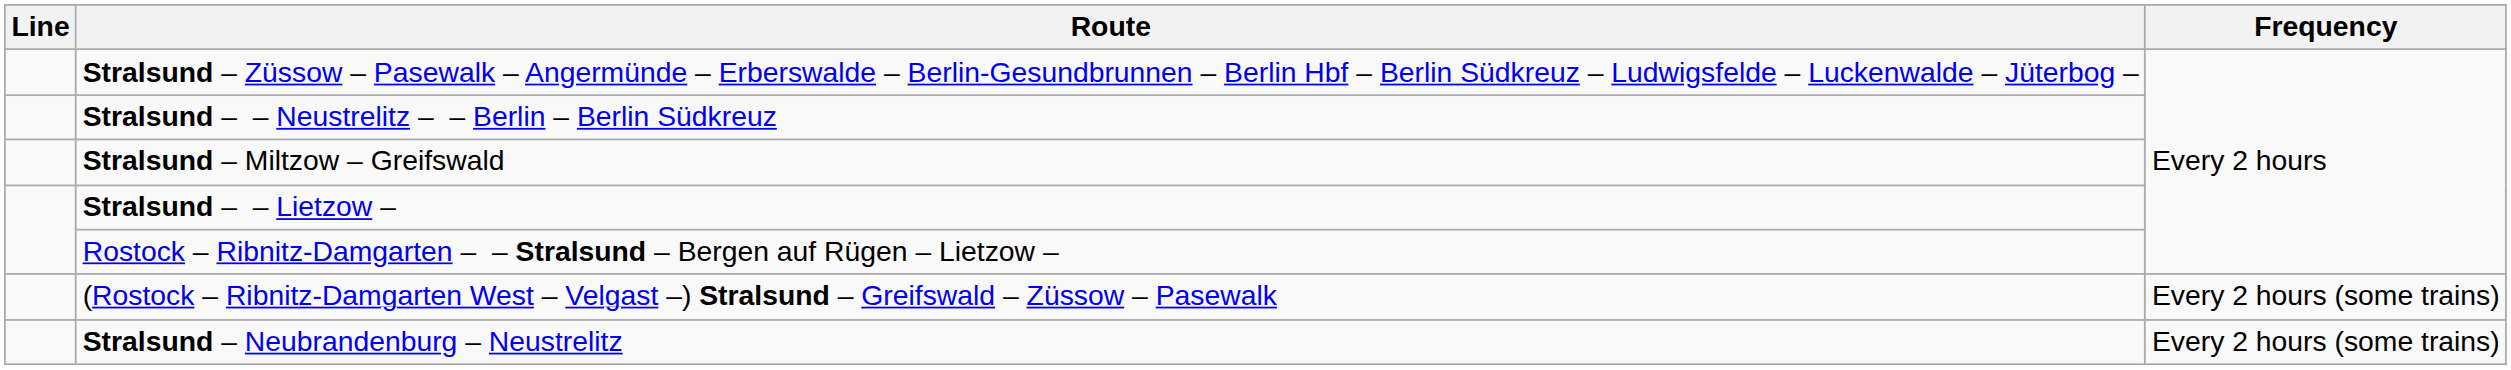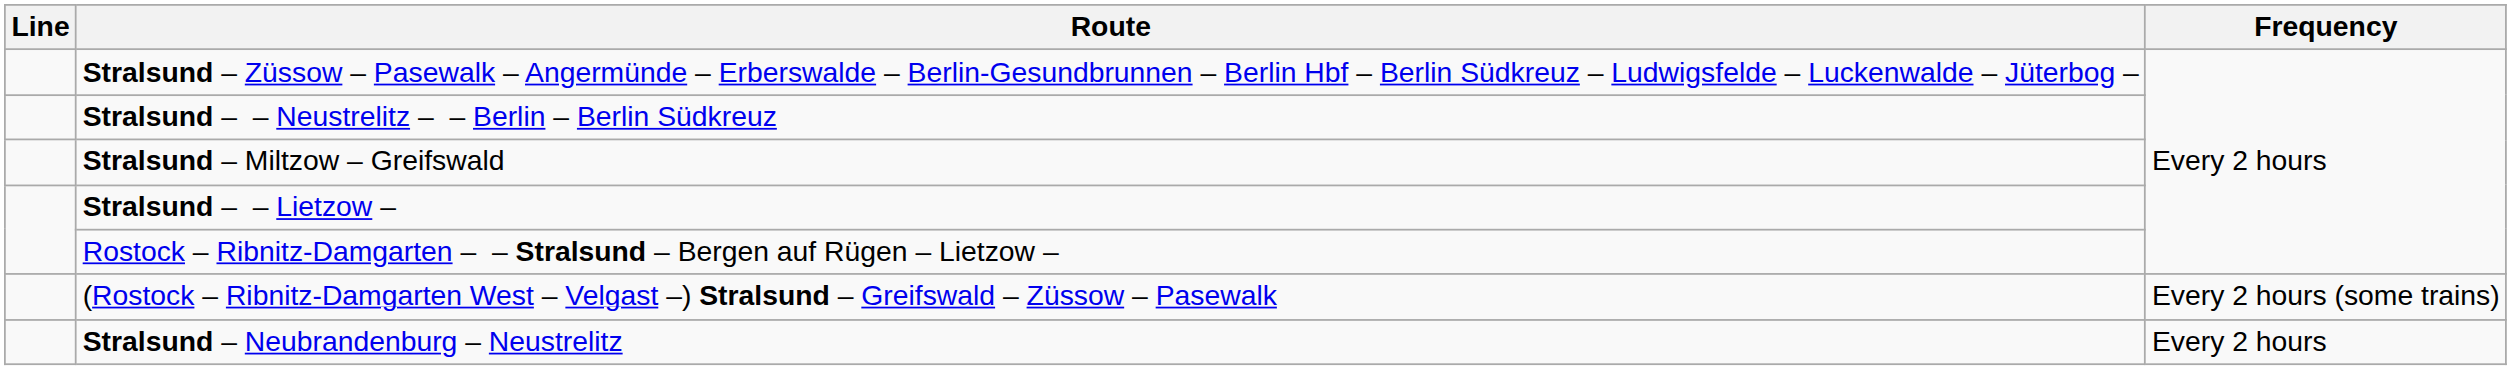(2326, 341) Every 2 hours (some trains) -> (2239, 341) Every 2 hours
